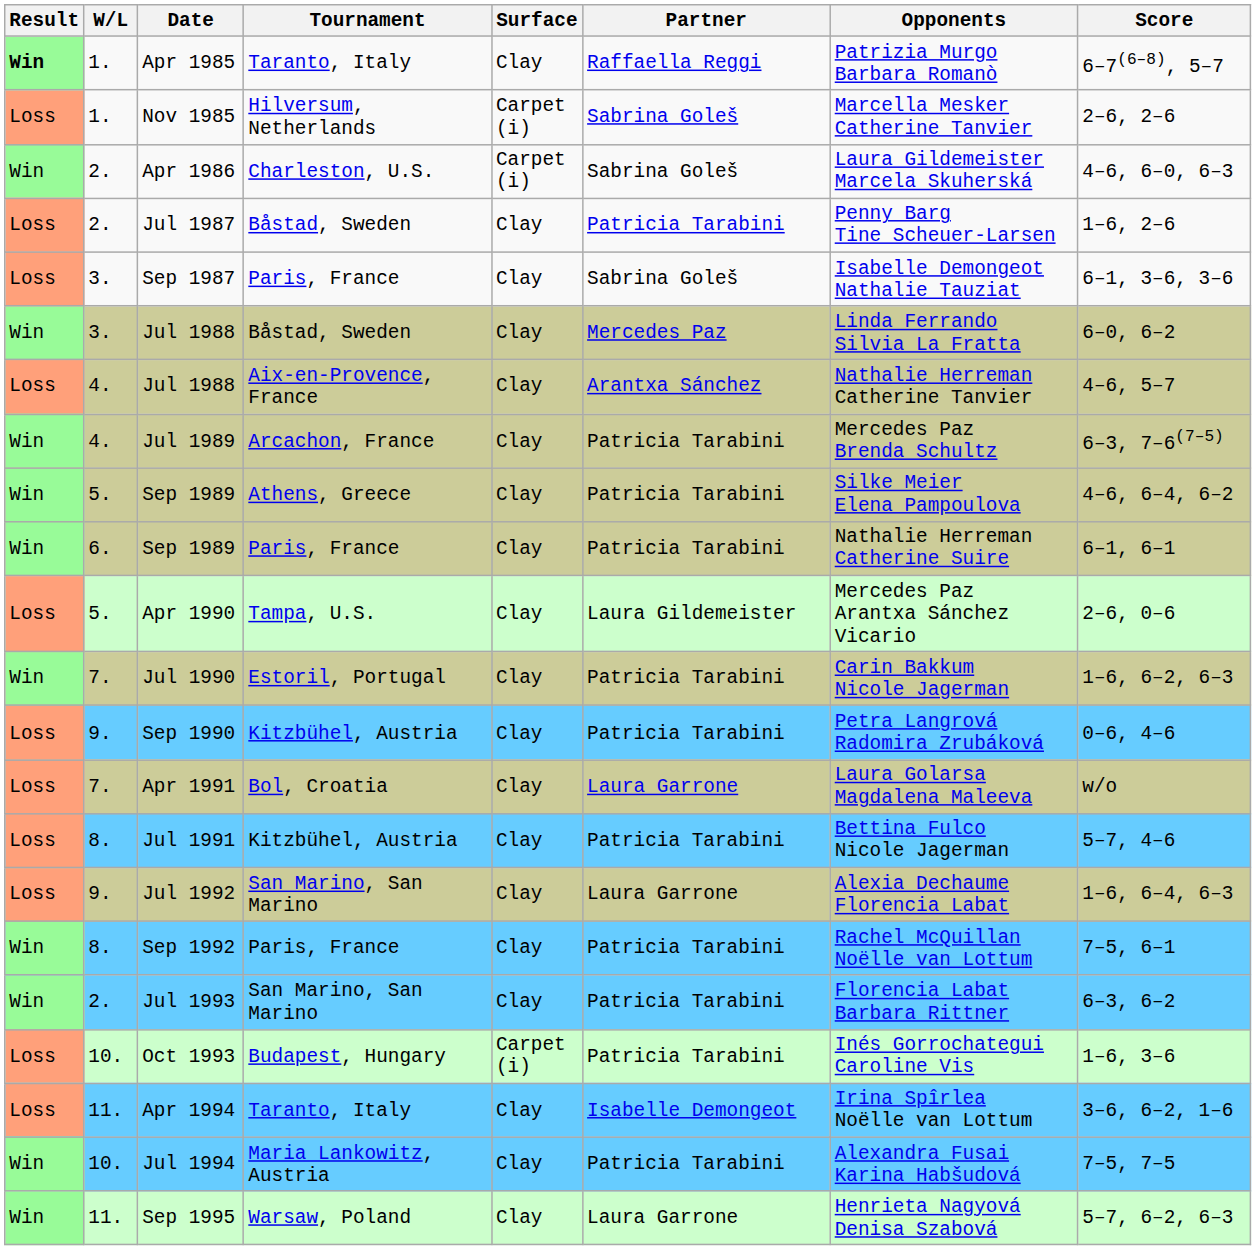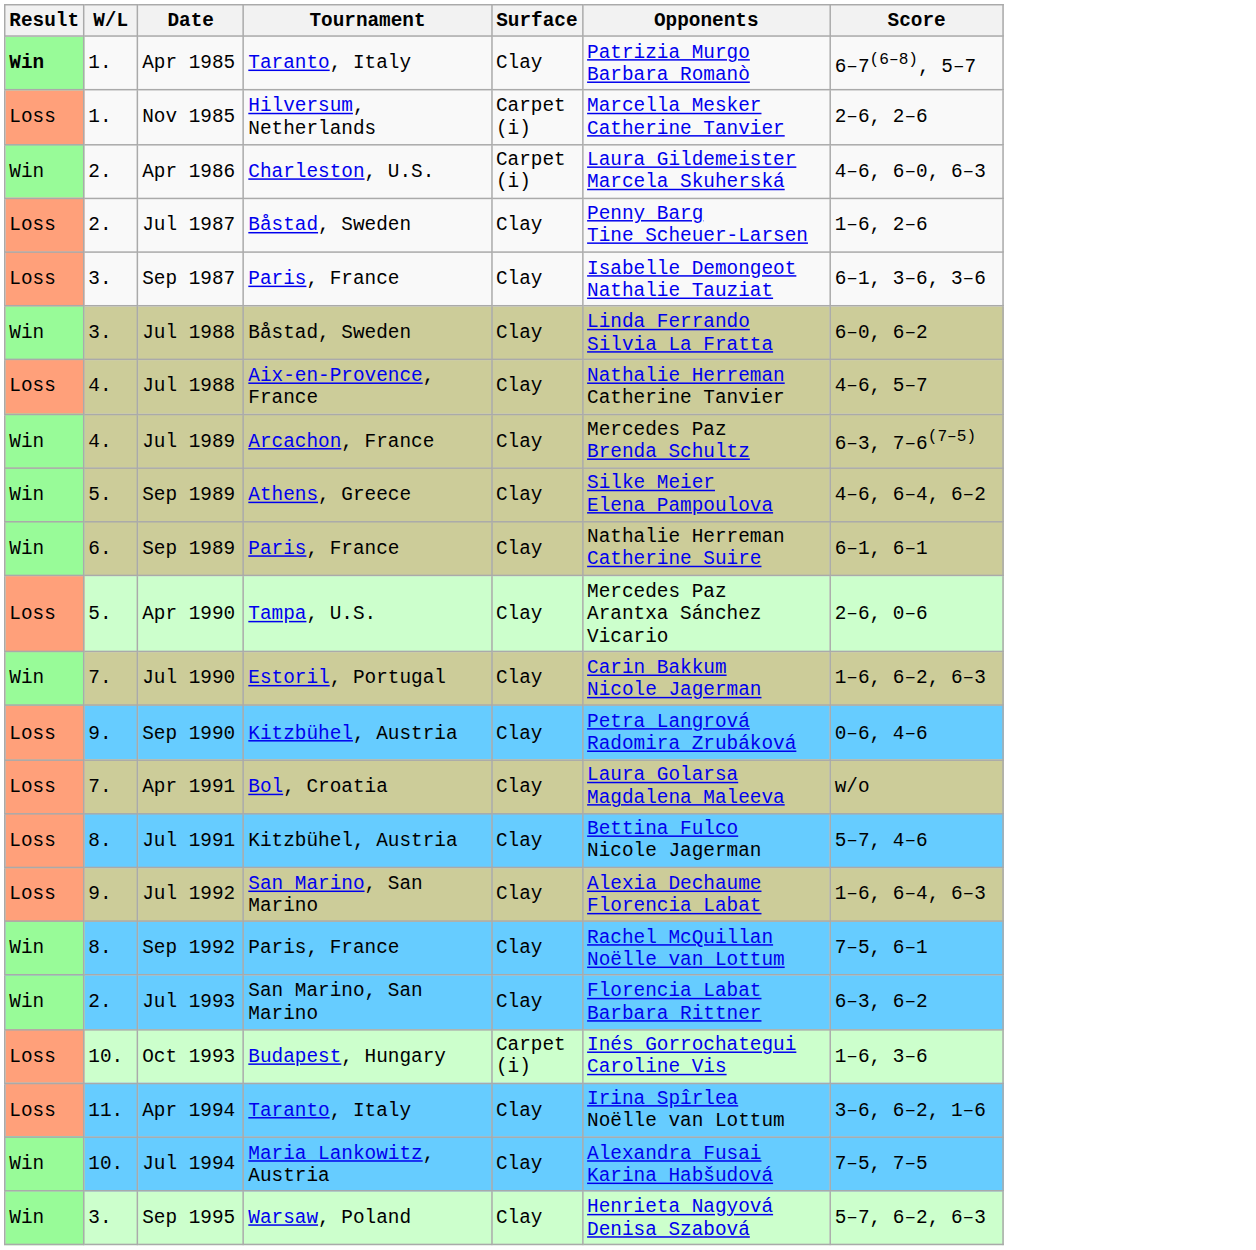- column: (706, 21)
(106, 1218) 11. -> (100, 1218) 3.
